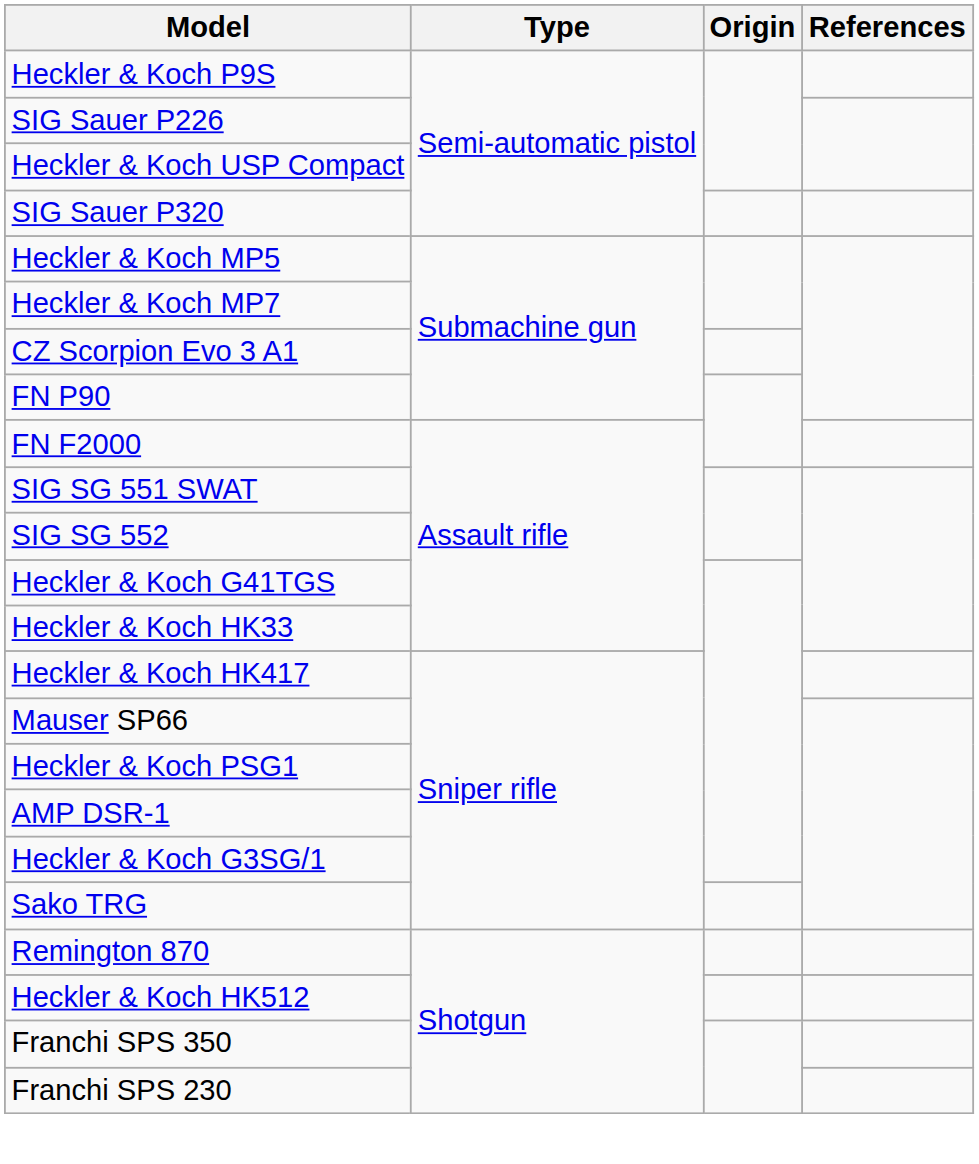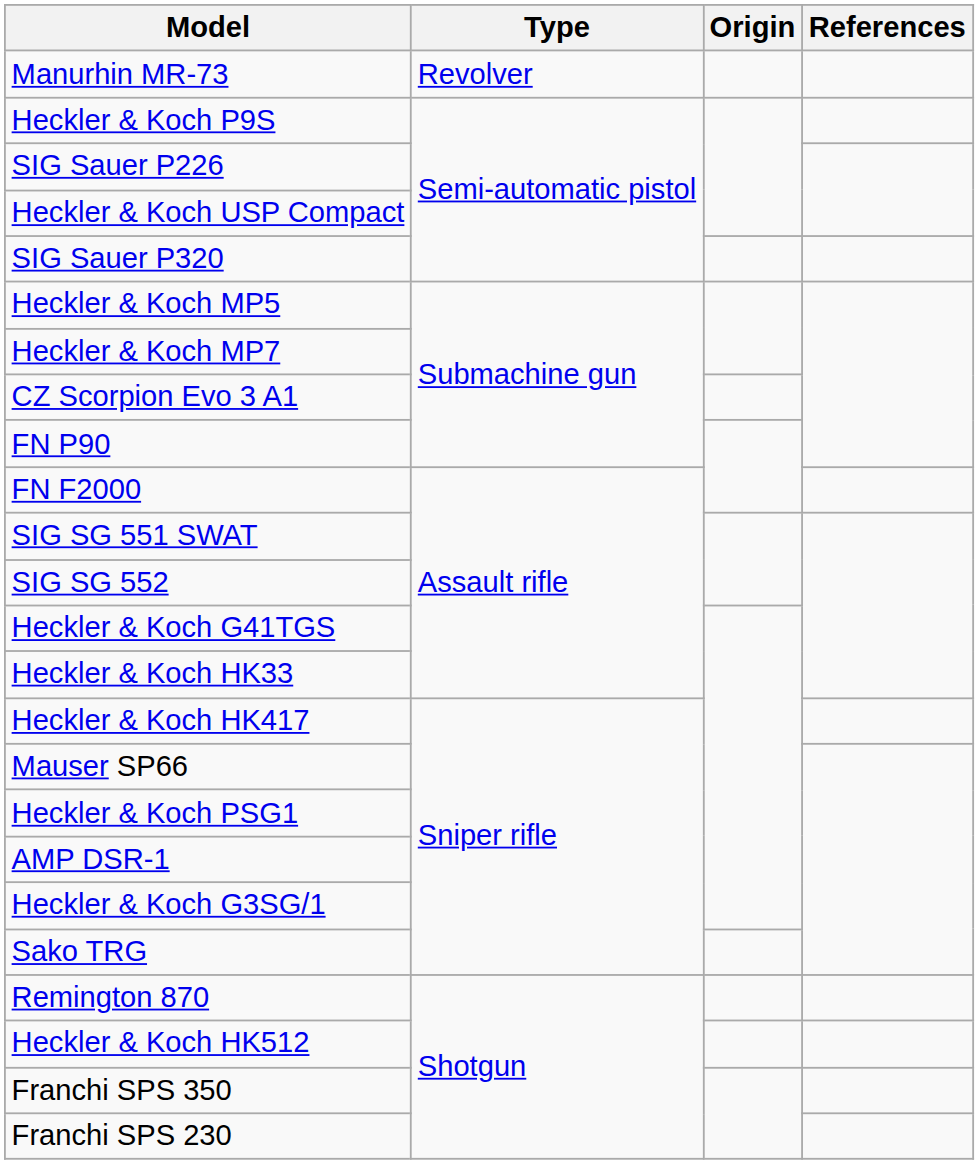+ row: (120, 73)
